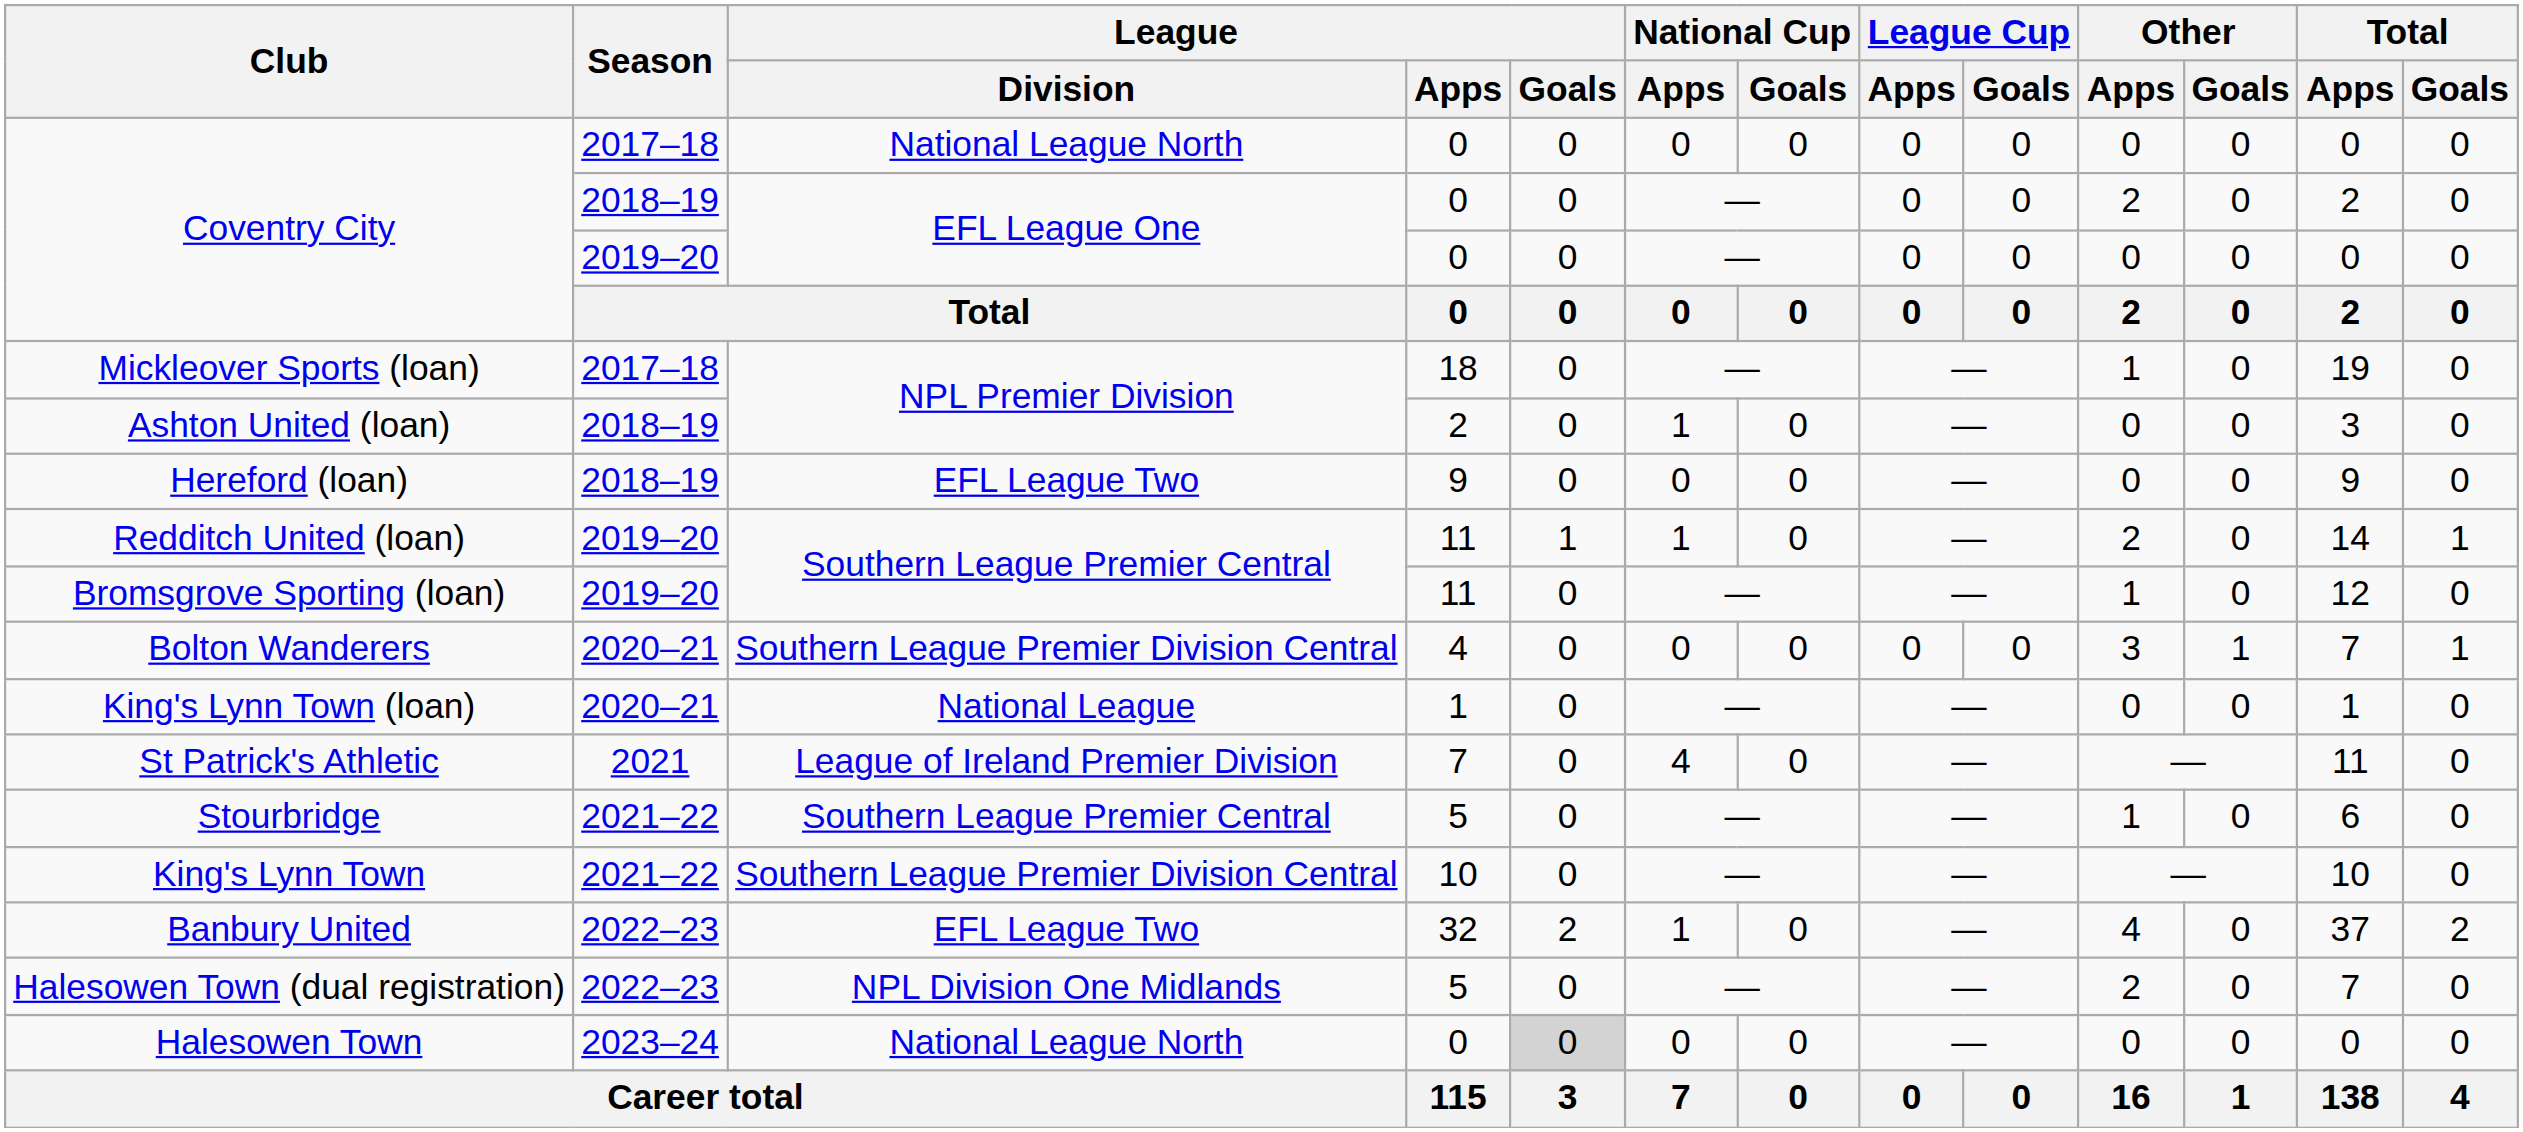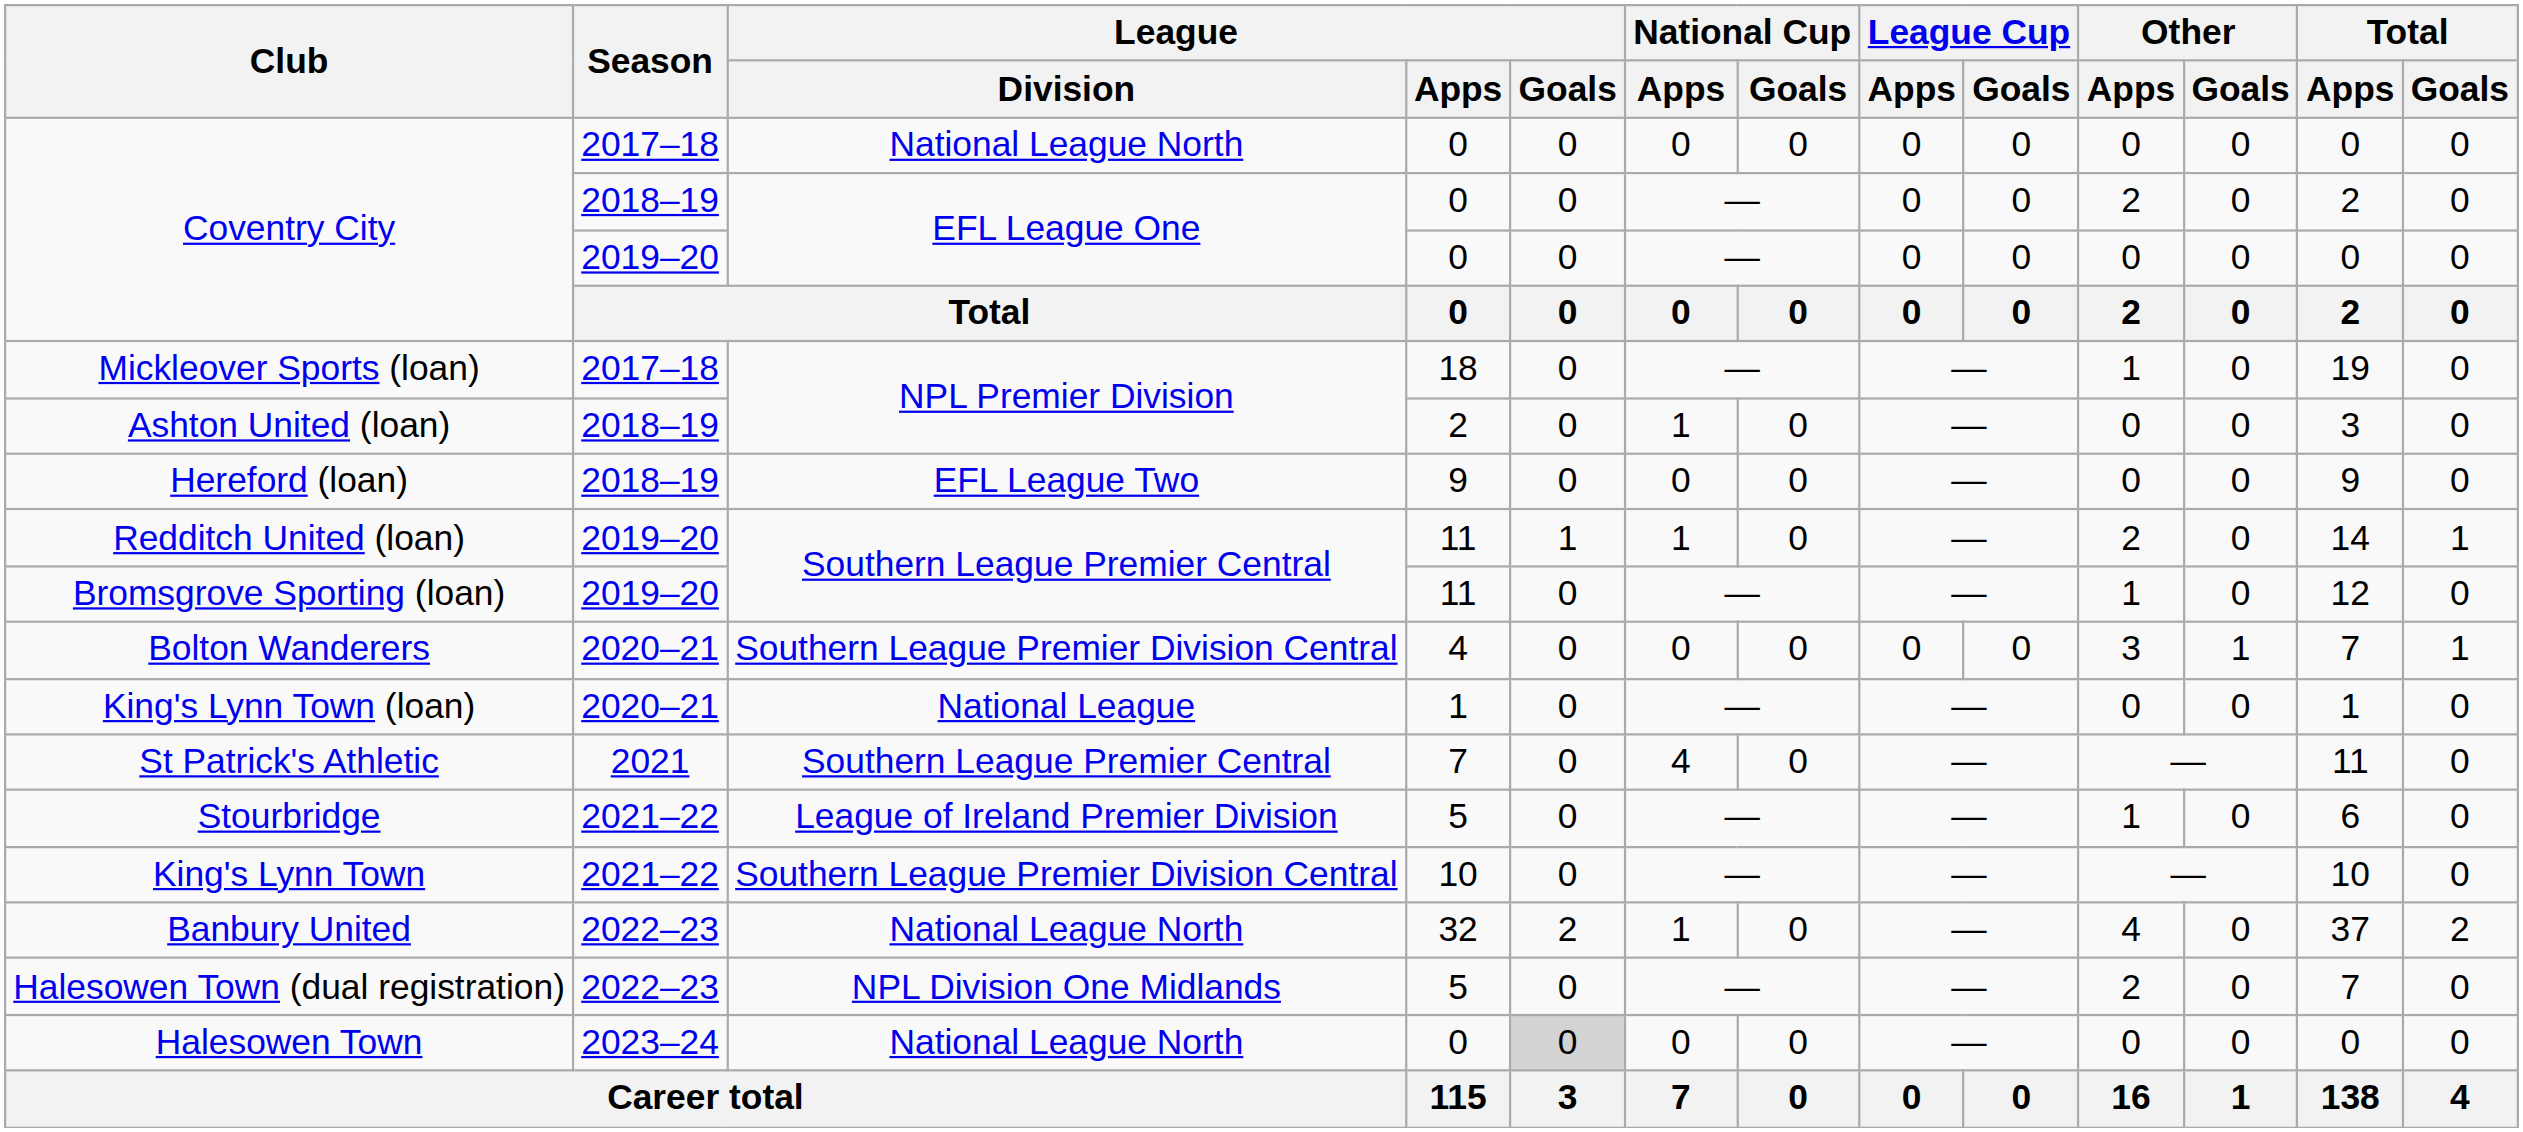(1066, 761) League of Ireland Premier Division -> (1066, 761) Southern League Premier Central
(1066, 817) Southern League Premier Central -> (1066, 817) League of Ireland Premier Division
(1066, 929) EFL League Two -> (1066, 929) National League North
